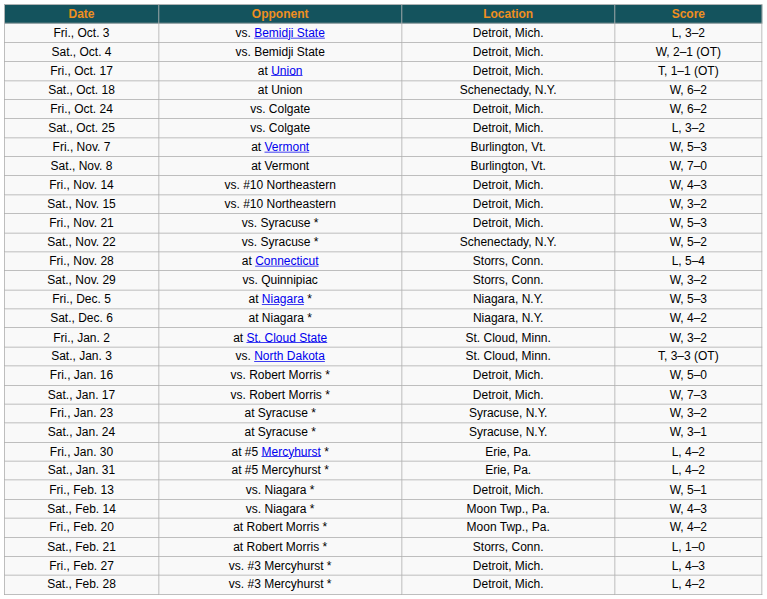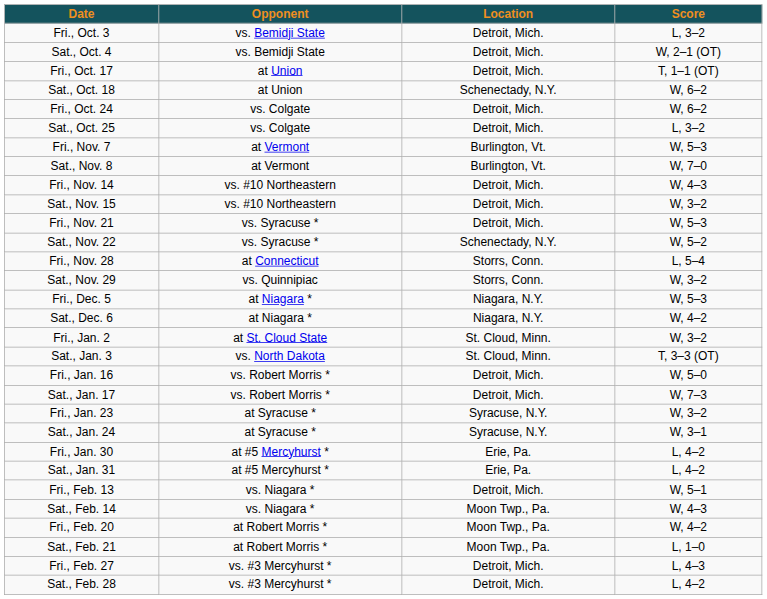(508, 546) Storrs, Conn. -> (508, 546) Moon Twp., Pa.
